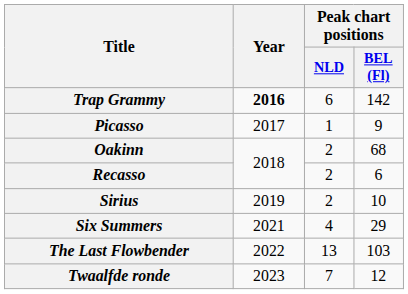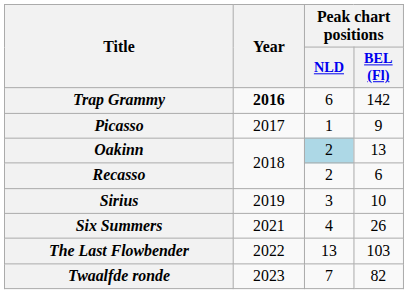(329, 150) no background -> (329, 150) lightblue background
(378, 150) 68 -> (378, 150) 13
(329, 200) 2 -> (329, 200) 3
(378, 225) 29 -> (378, 225) 26
(378, 276) 12 -> (378, 276) 82
